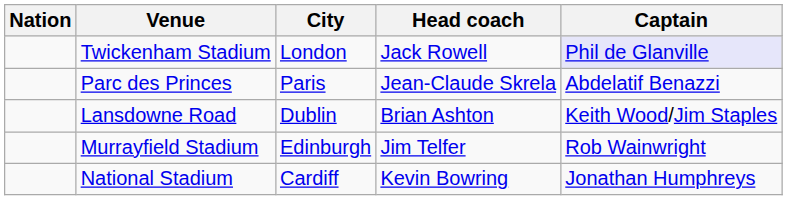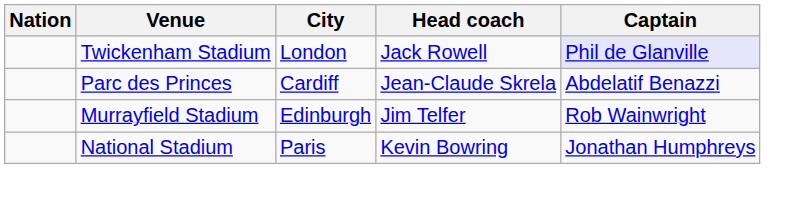(303, 83) Paris -> (309, 83) Cardiff
- row: (159, 115)
(309, 178) Cardiff -> (303, 147) Paris
